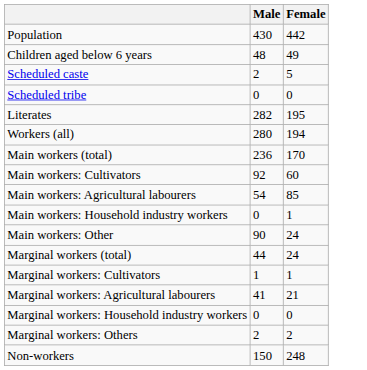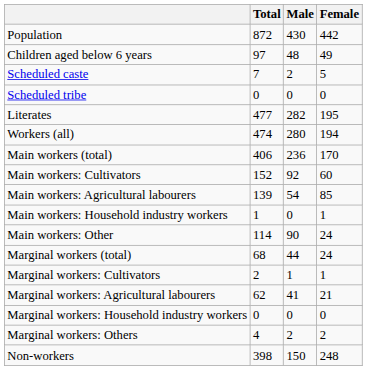+ column: (267, 14)
